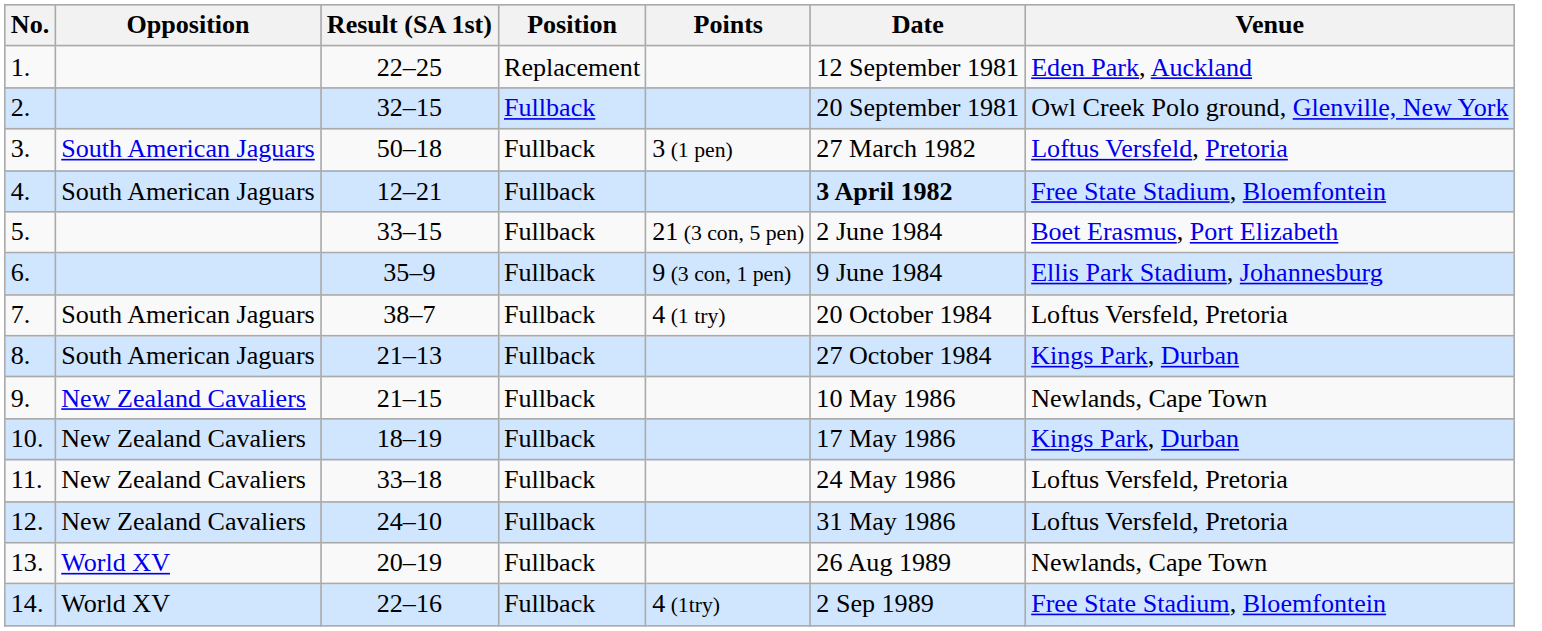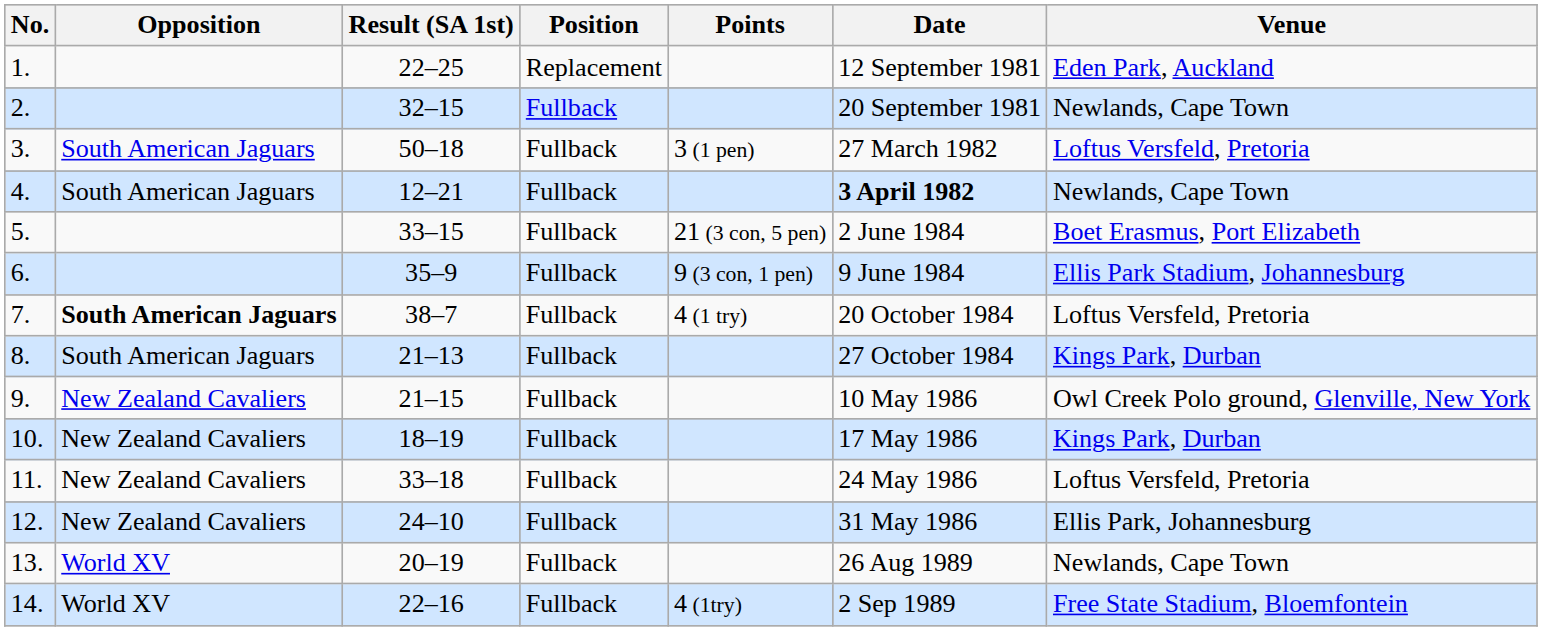(1270, 107) Owl Creek Polo ground, Glenville, New York -> (1171, 107) Newlands, Cape Town
(1209, 190) Free State Stadium, Bloemfontein -> (1171, 190) Newlands, Cape Town
(188, 314) normal -> (199, 314) bold
(1149, 397) Newlands, Cape Town -> (1292, 397) Owl Creek Polo ground, Glenville, New York
(1160, 521) Loftus Versfeld, Pretoria -> (1182, 521) Ellis Park, Johannesburg
